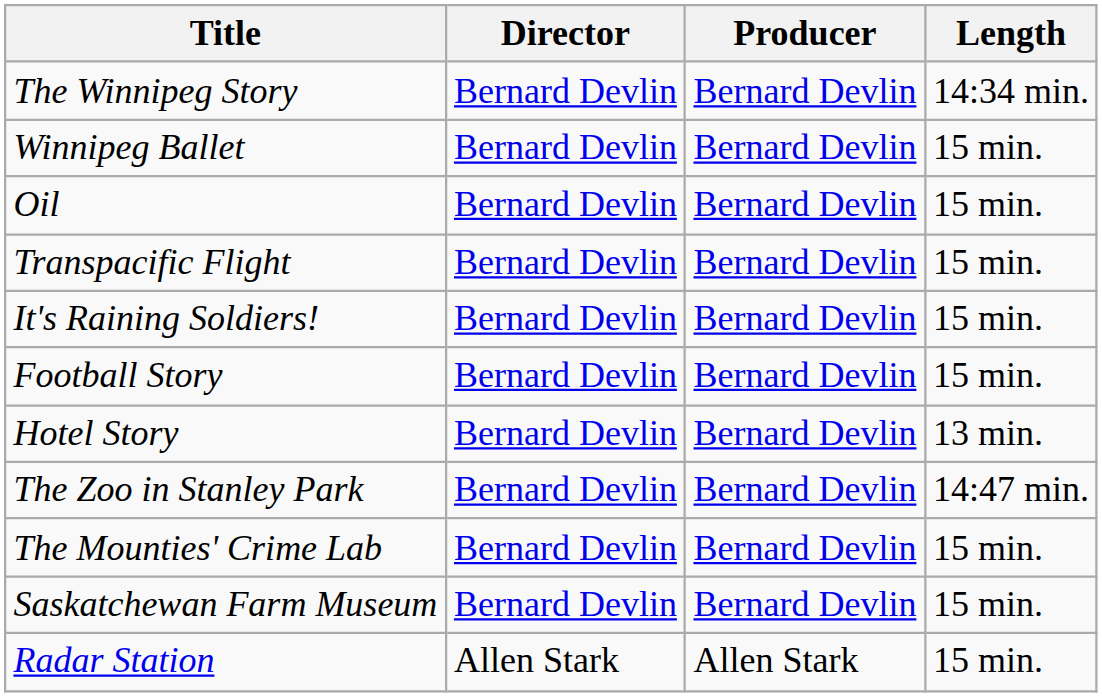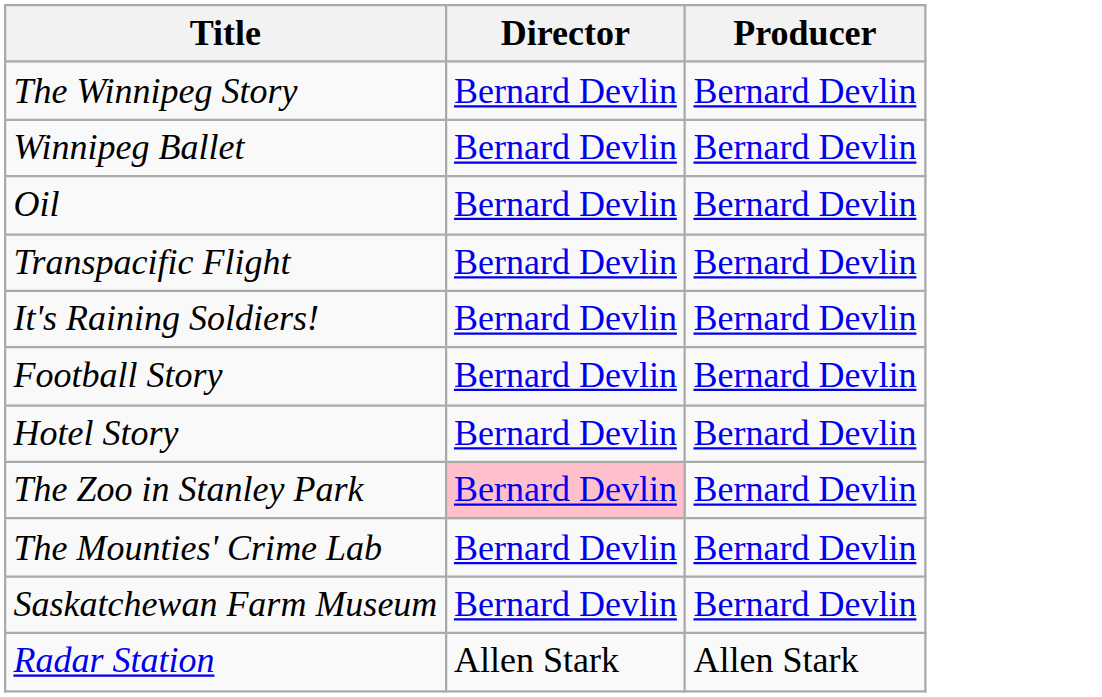- column: (1011, 33)
(565, 489) no background -> (565, 489) pink background
